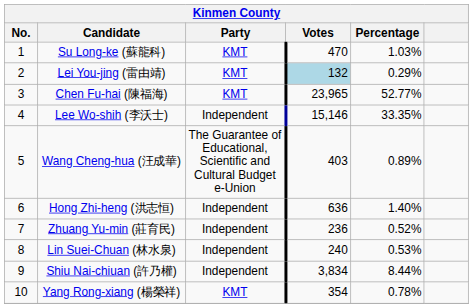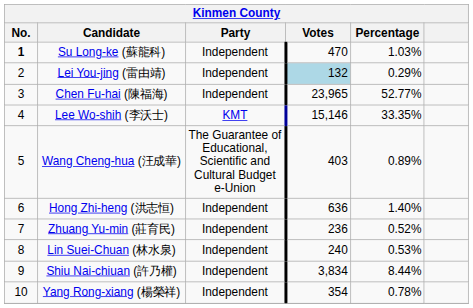(21, 52) normal -> (21, 52) bold
(235, 52) KMT -> (235, 52) Independent
(235, 73) KMT -> (235, 73) Independent
(235, 94) KMT -> (235, 94) Independent
(235, 115) Independent -> (235, 115) KMT
(235, 292) KMT -> (235, 292) Independent
